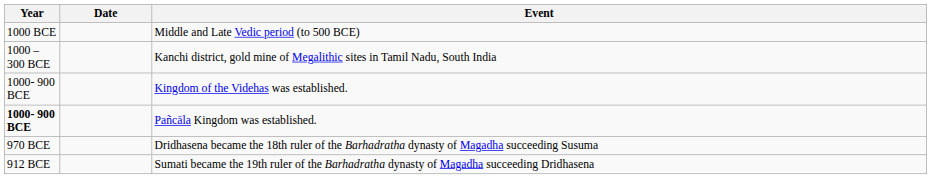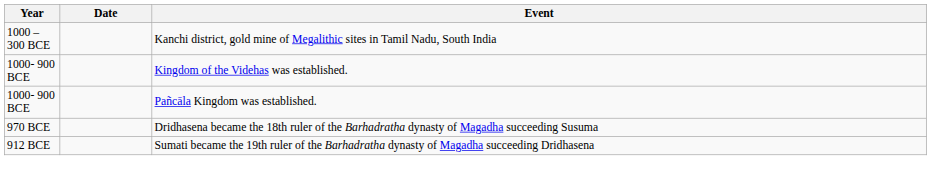- row: (257, 32)
(31, 120) bold -> (31, 102) normal
